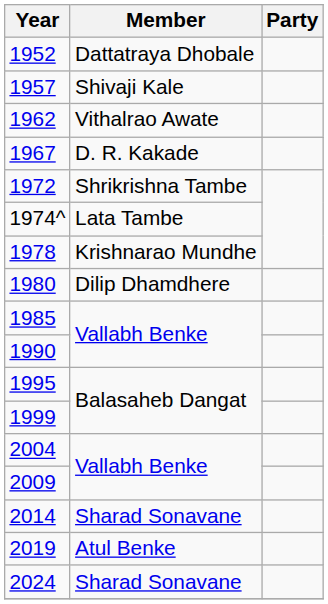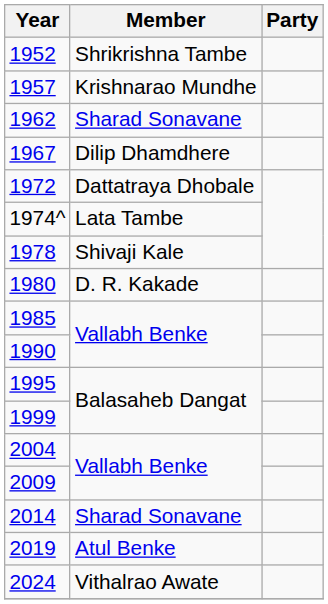(165, 53) Dattatraya Dhobale -> (161, 53) Shrikrishna Tambe
(129, 86) Shivaji Kale -> (166, 86) Krishnarao Mundhe
(147, 119) Vithalrao Awate -> (158, 119) Sharad Sonavane
(137, 152) D. R. Kakade -> (153, 152) Dilip Dhamdhere
(161, 185) Shrikrishna Tambe -> (165, 185) Dattatraya Dhobale
(166, 251) Krishnarao Mundhe -> (129, 251) Shivaji Kale
(153, 284) Dilip Dhamdhere -> (137, 284) D. R. Kakade
(158, 581) Sharad Sonavane -> (147, 581) Vithalrao Awate
